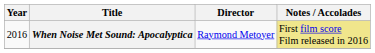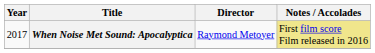(17, 34) 2016 -> (17, 34) 2017
